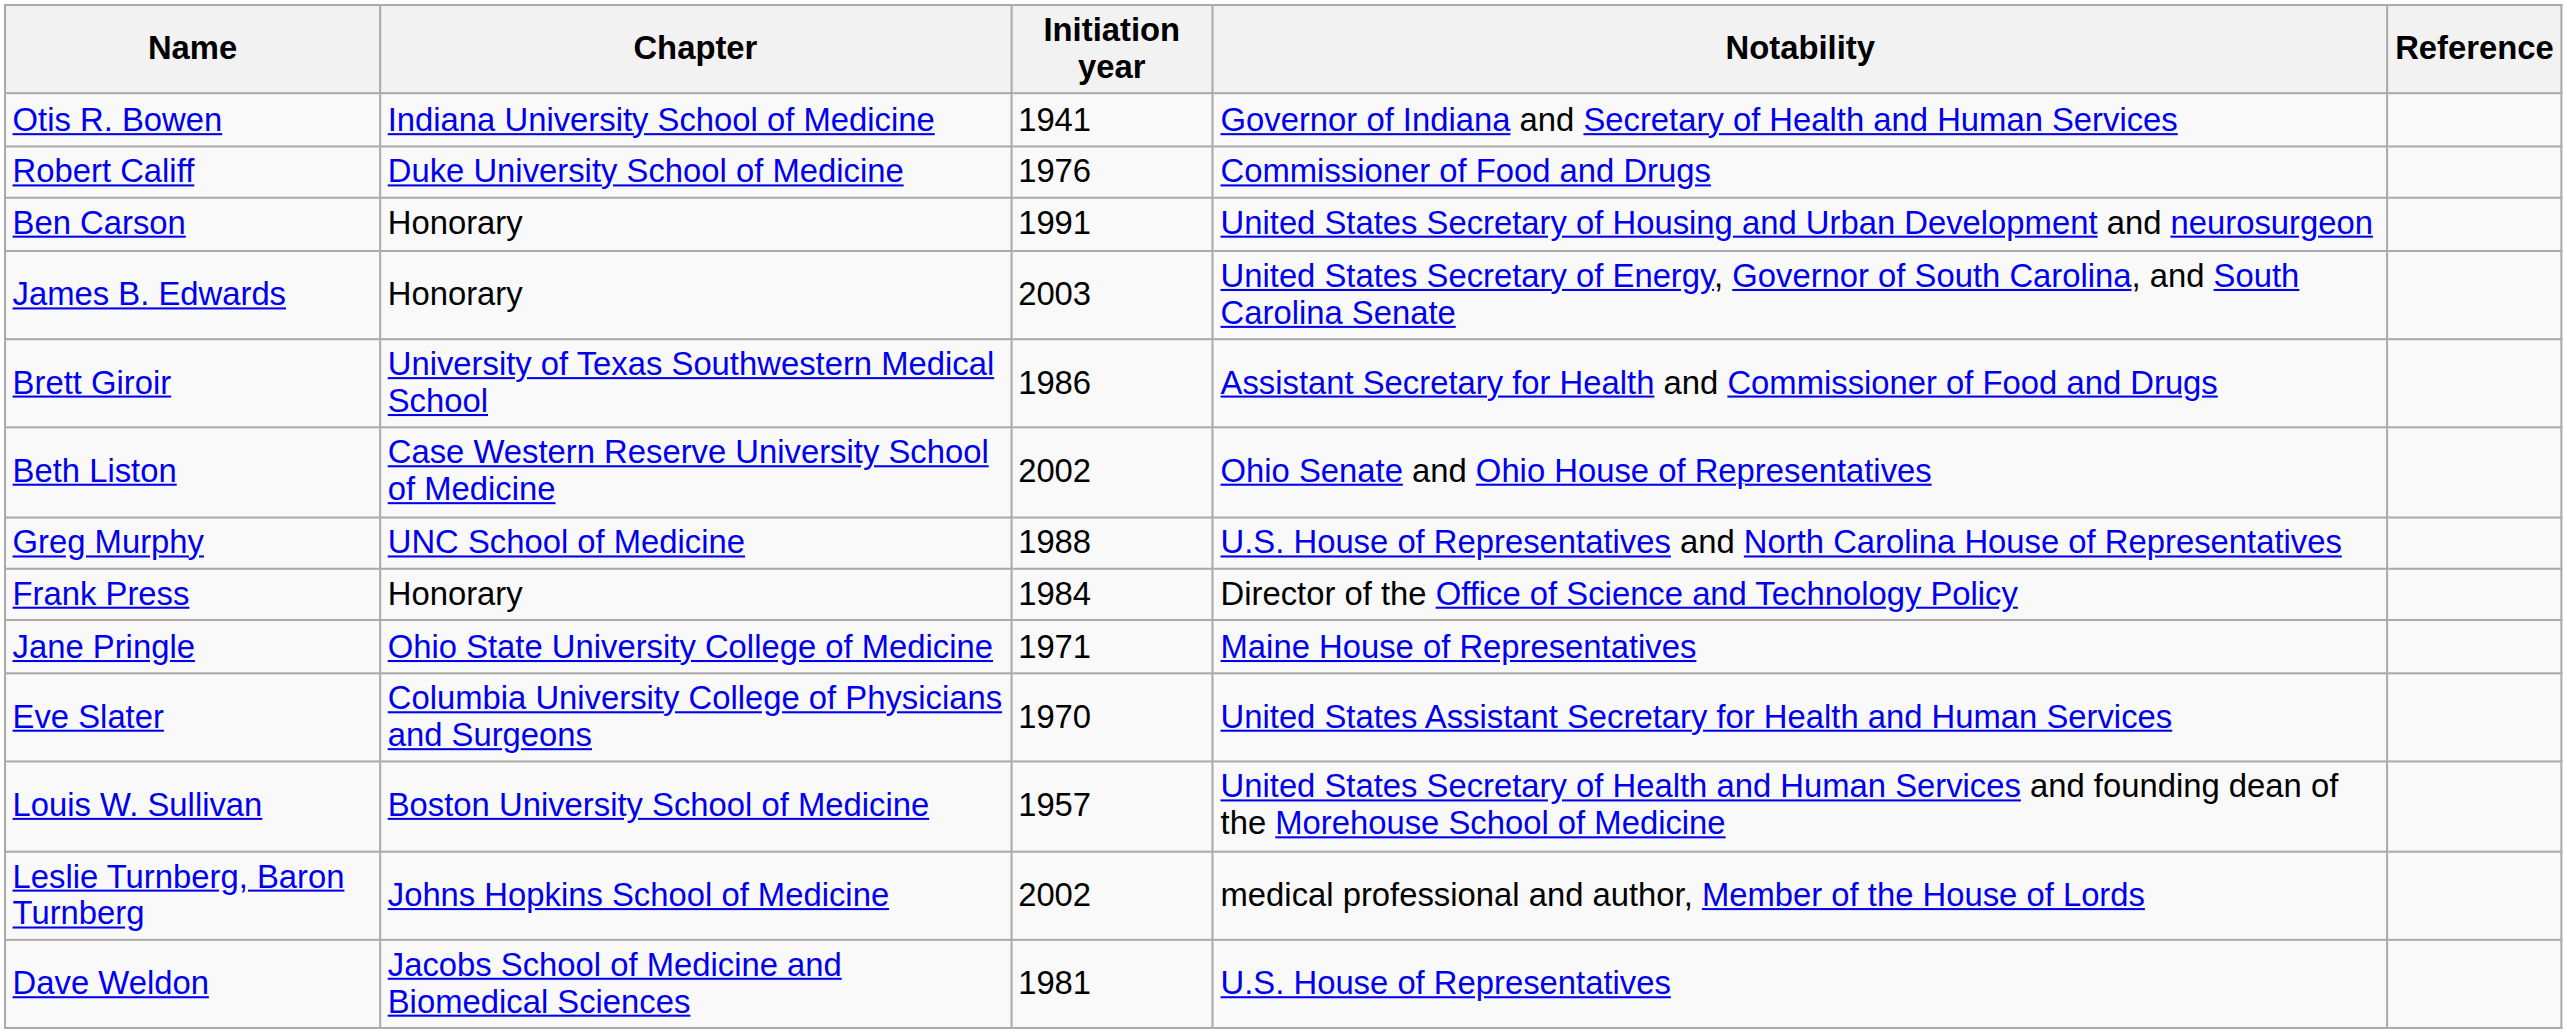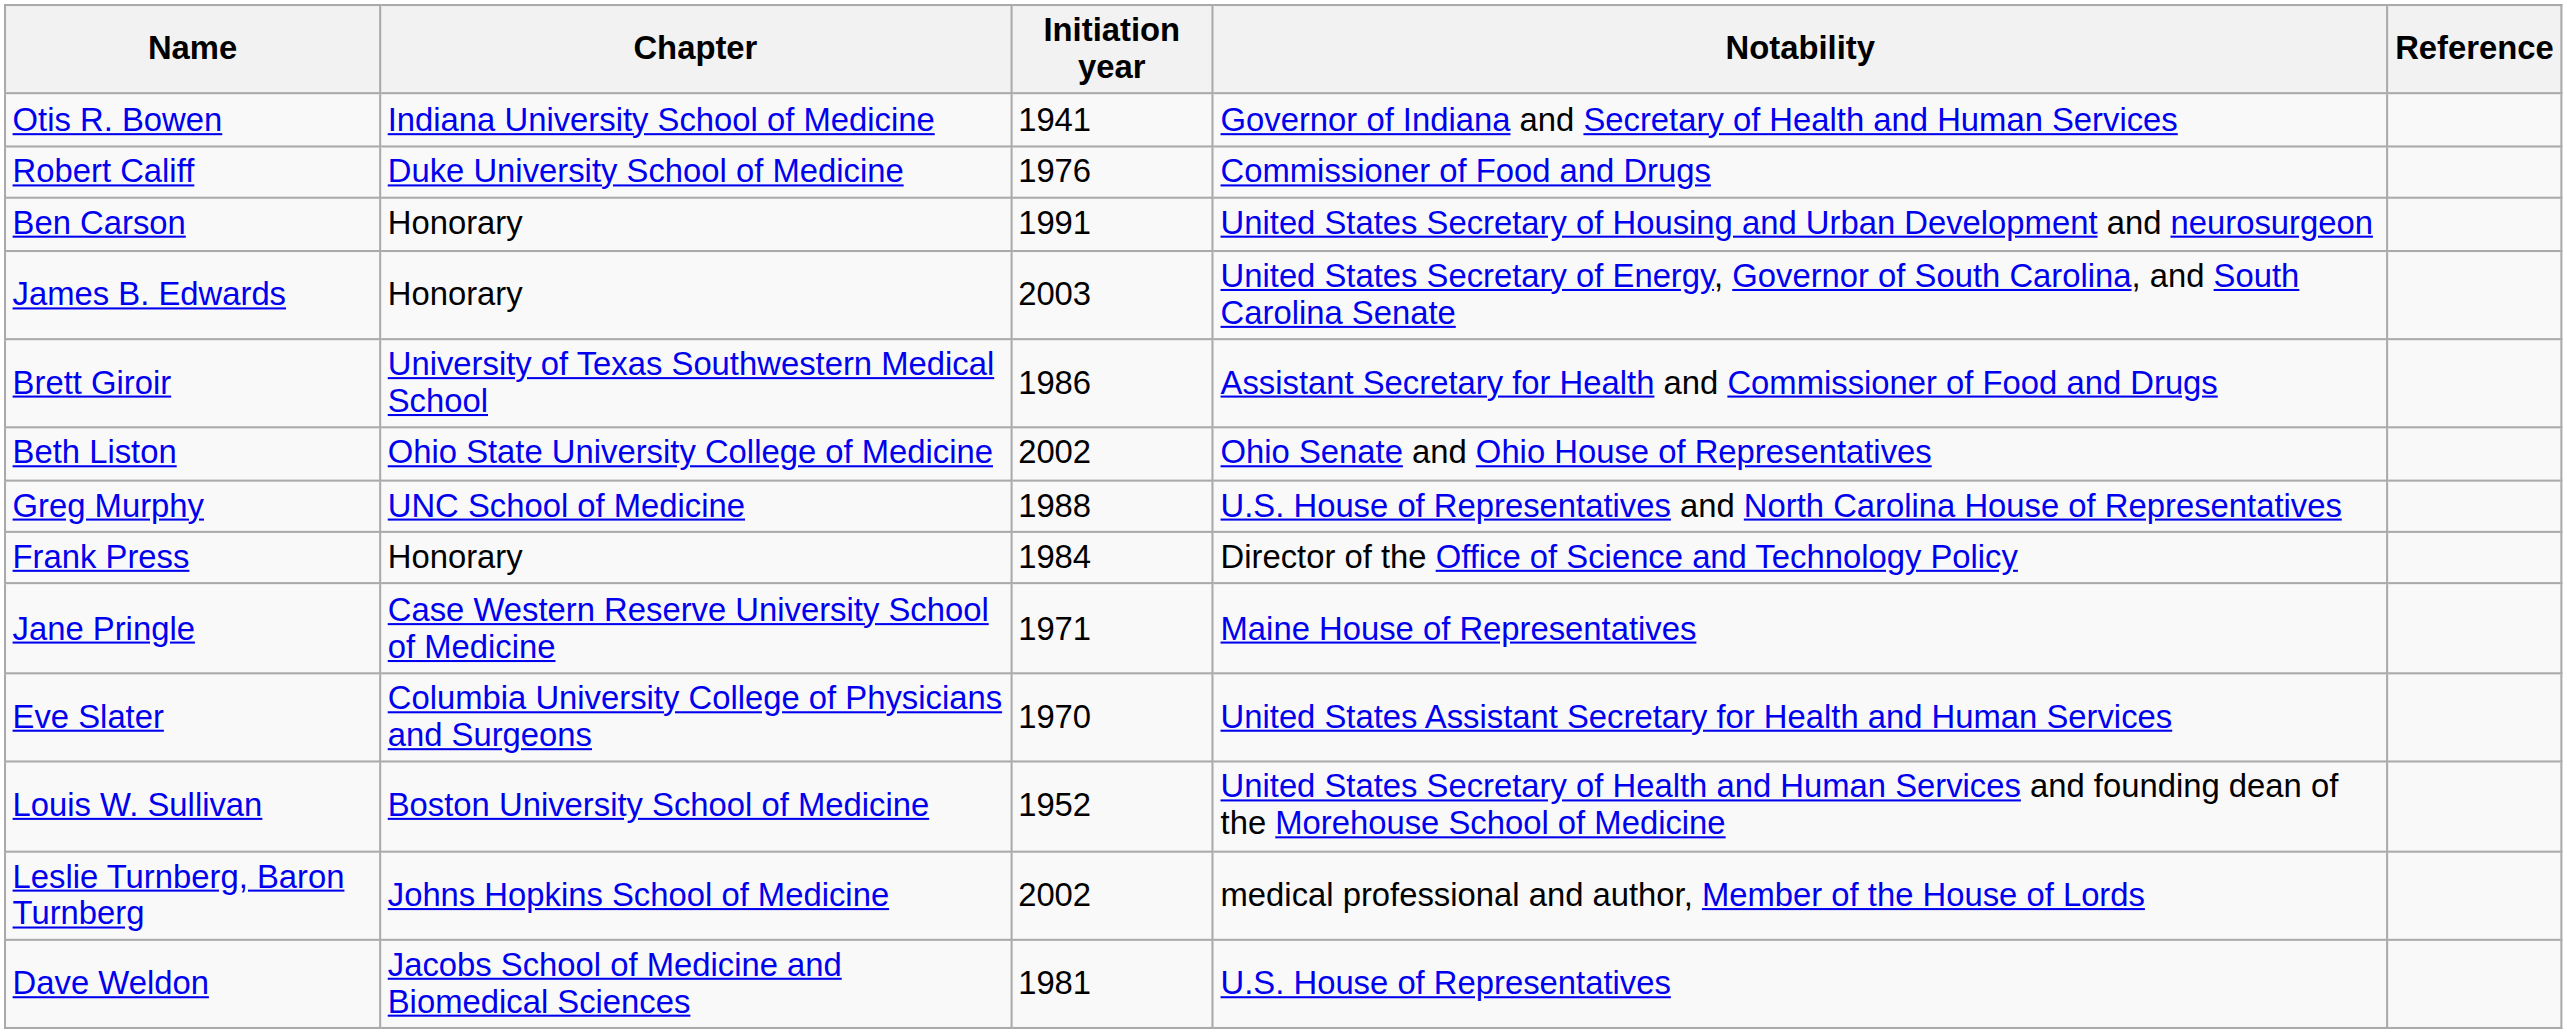(688, 471) Case Western Reserve University School of Medicine -> (690, 453) Ohio State University College of Medicine
(690, 646) Ohio State University College of Medicine -> (688, 627) Case Western Reserve University School of Medicine
(1055, 805) 1957 -> (1055, 805) 1952
